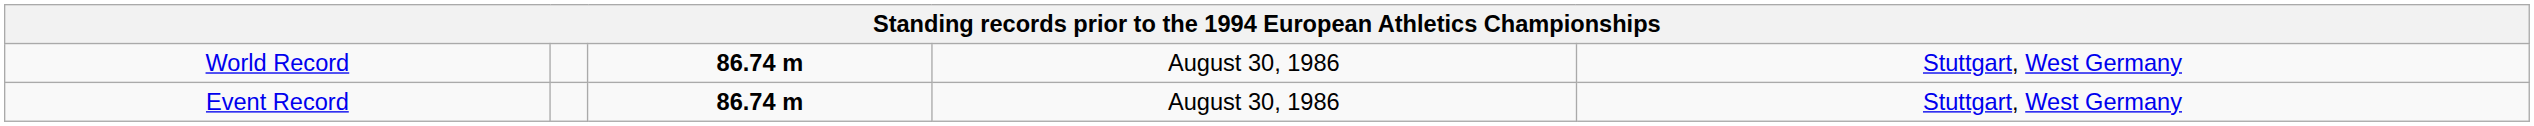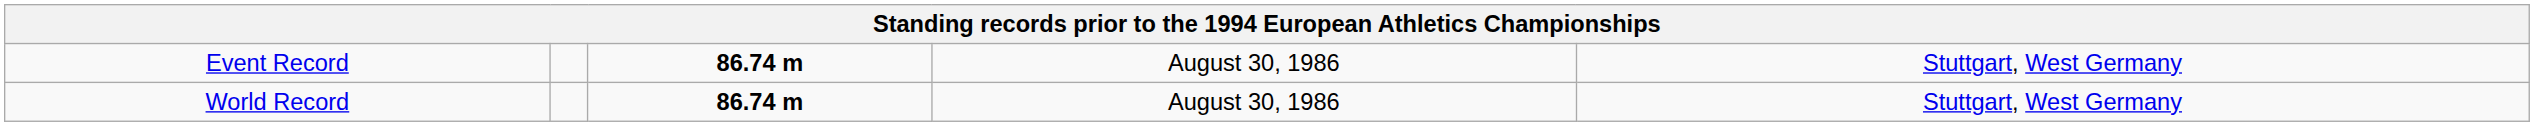rows swapped: (277, 62) <-> (277, 101)
